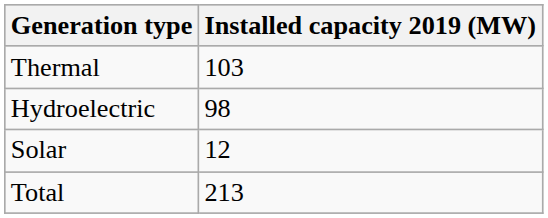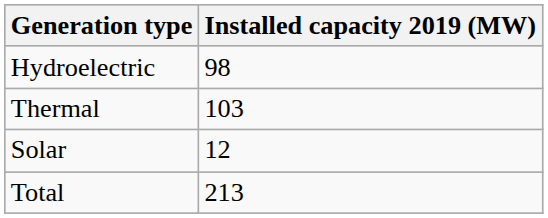rows swapped: (55, 66) <-> (83, 108)
